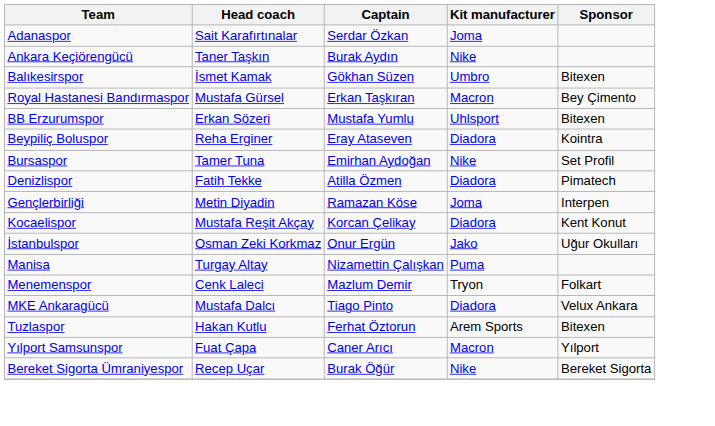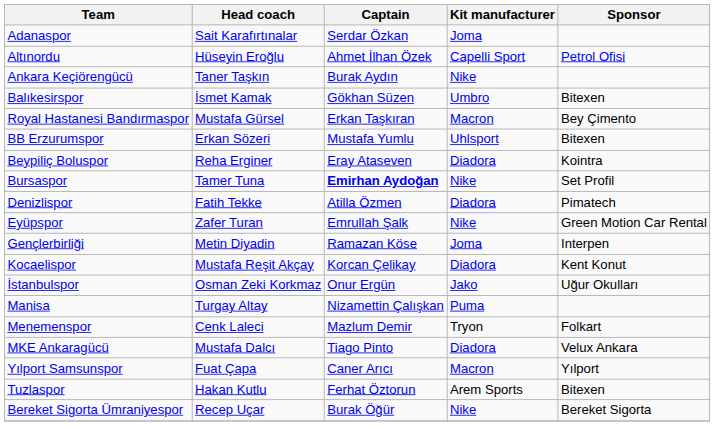+ row: (34, 56)
(379, 160) normal -> (383, 181) bold
+ row: (35, 222)
rows swapped: (65, 347) <-> (36, 327)
